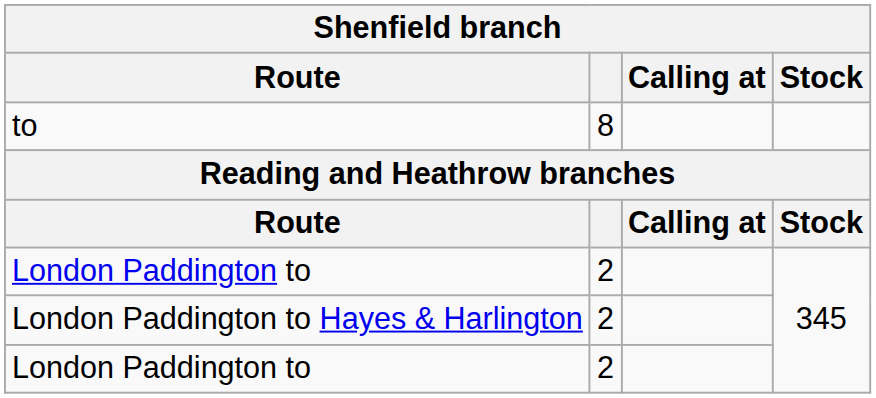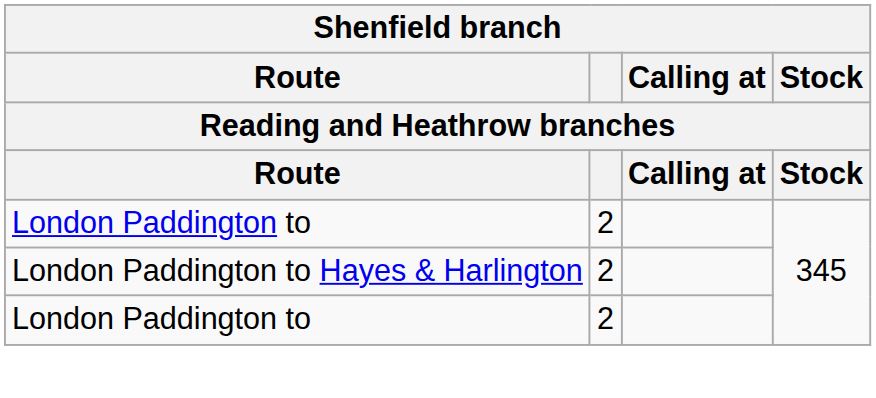- row: (25, 125)
